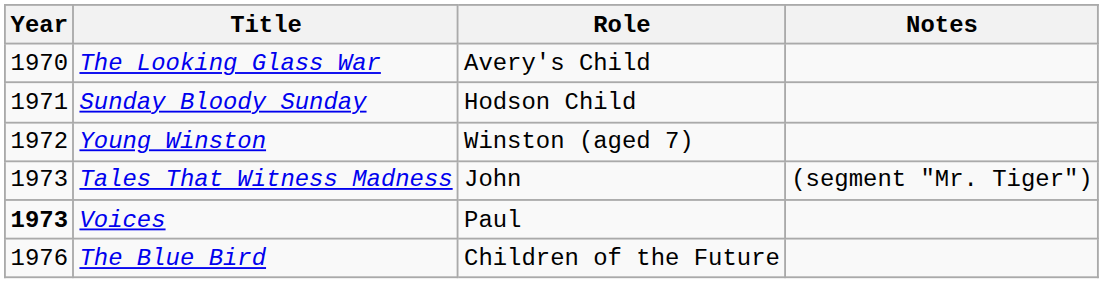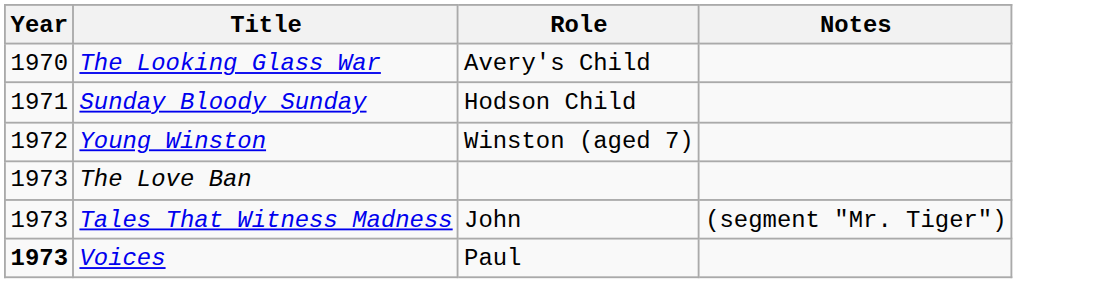+ row: (166, 180)
- row: (173, 258)
